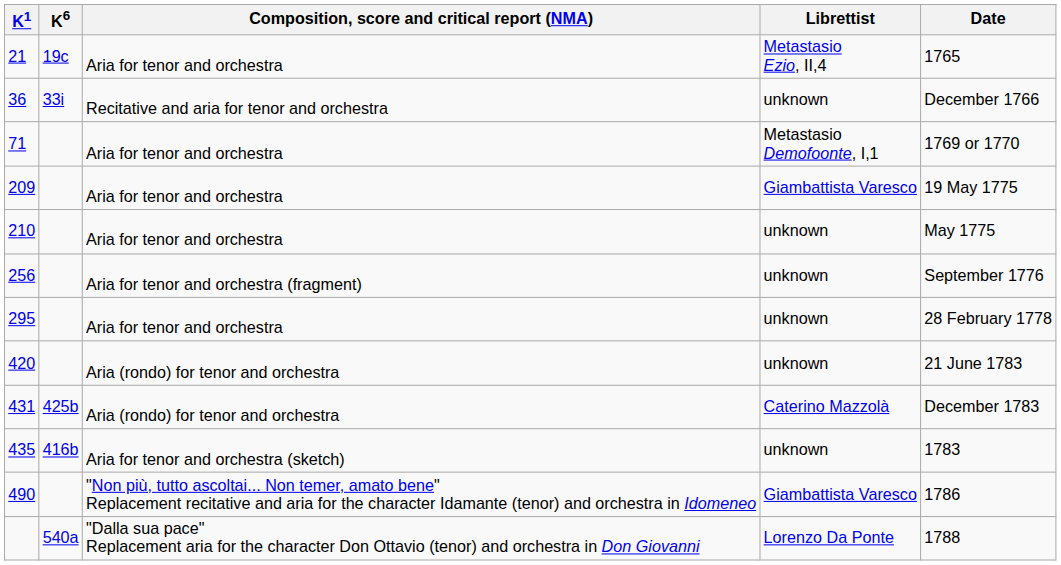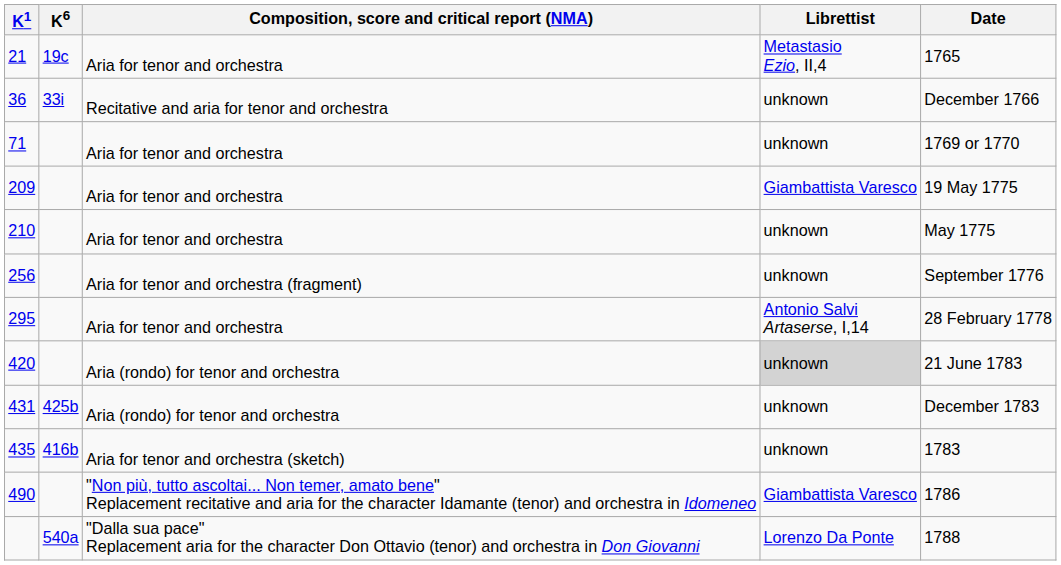(821, 144) Metastasio Demofoonte, I,1 -> (796, 144) unknown
(796, 319) unknown -> (816, 319) Antonio Salvi Artaserse, I,14
(796, 363) no background -> (796, 363) lightgrey background
(826, 406) Caterino Mazzolà -> (796, 406) unknown
